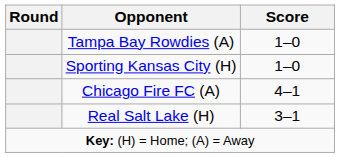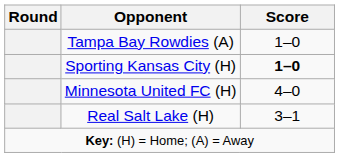(287, 66) normal -> (287, 66) bold
+ row: (151, 91)
- row: (151, 91)
